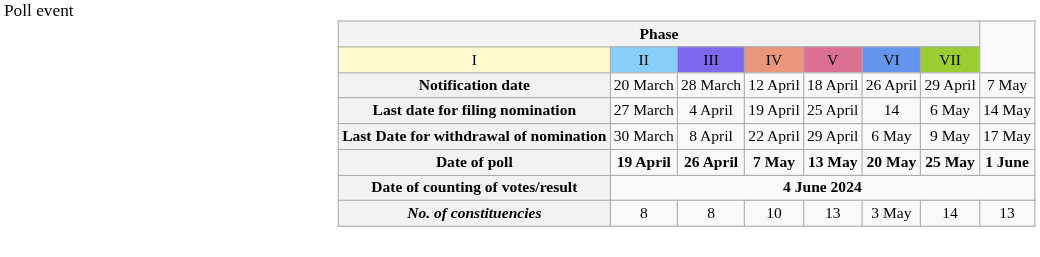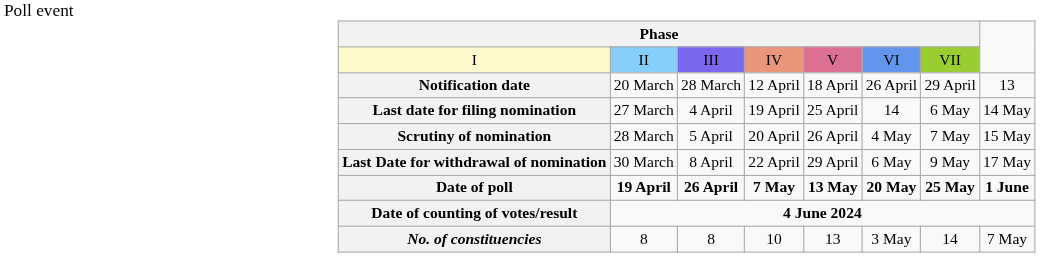(1007, 85) 7 May -> (1007, 85) 13
+ row: (474, 136)
(1007, 213) 13 -> (1007, 238) 7 May
